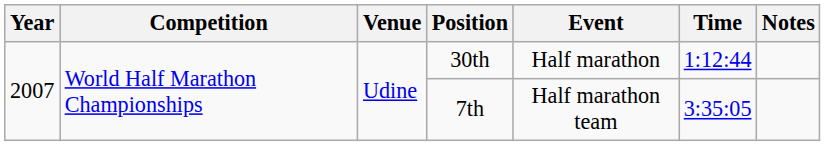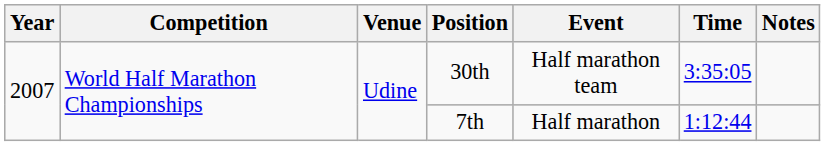(596, 59) Half marathon -> (596, 72) Half marathon team
(718, 59) 1:12:44 -> (718, 72) 3:35:05
(596, 109) Half marathon team -> (596, 122) Half marathon
(718, 109) 3:35:05 -> (718, 122) 1:12:44
